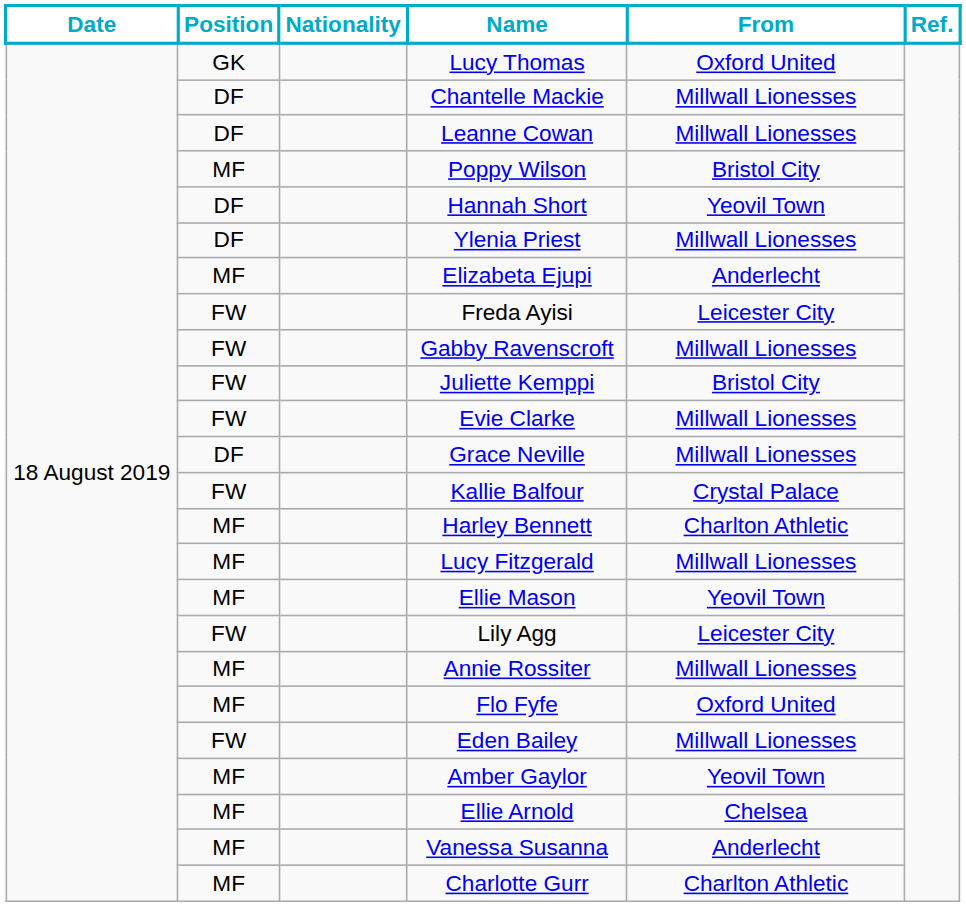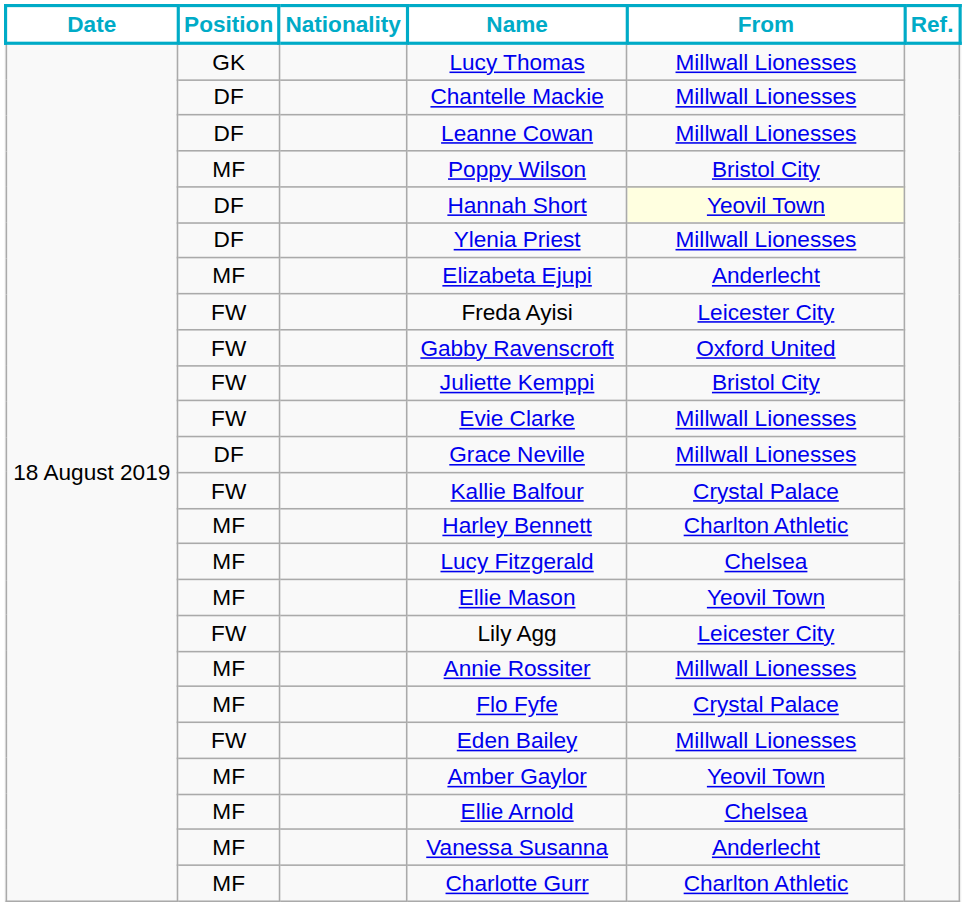(766, 62) Oxford United -> (766, 62) Millwall Lionesses
(766, 205) no background -> (766, 205) lightyellow background
(766, 348) Millwall Lionesses -> (766, 348) Oxford United
(766, 562) Millwall Lionesses -> (766, 562) Chelsea
(766, 705) Oxford United -> (766, 705) Crystal Palace
